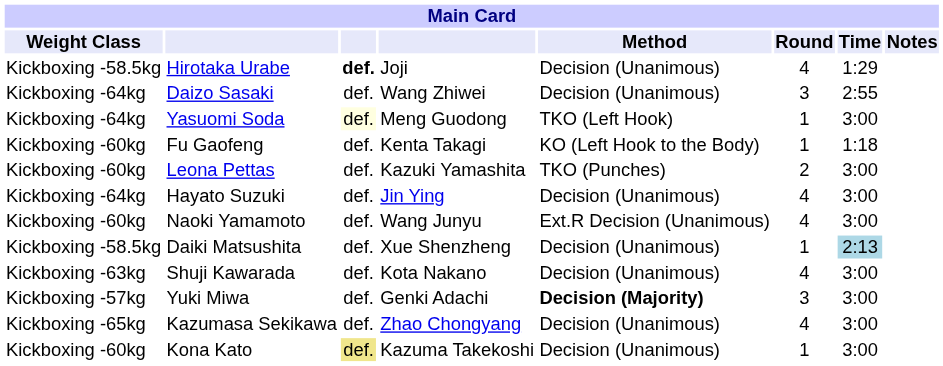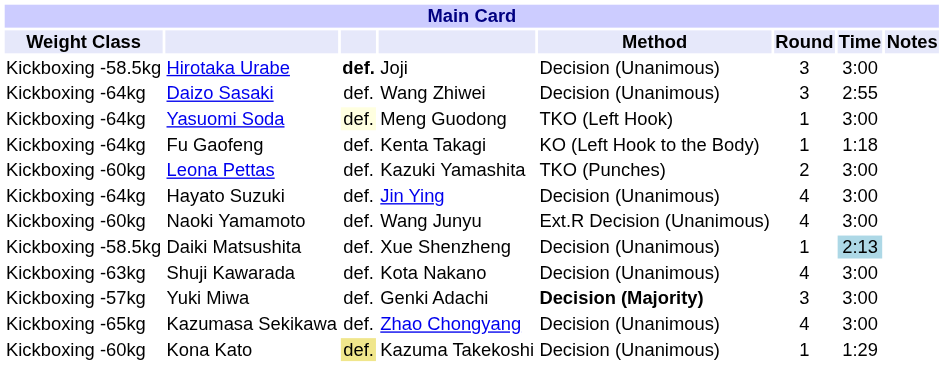(804, 67) 4 -> (804, 67) 3
(860, 67) 1:29 -> (860, 67) 3:00
(76, 144) Kickboxing -60kg -> (76, 144) Kickboxing -64kg
(860, 350) 3:00 -> (860, 350) 1:29
